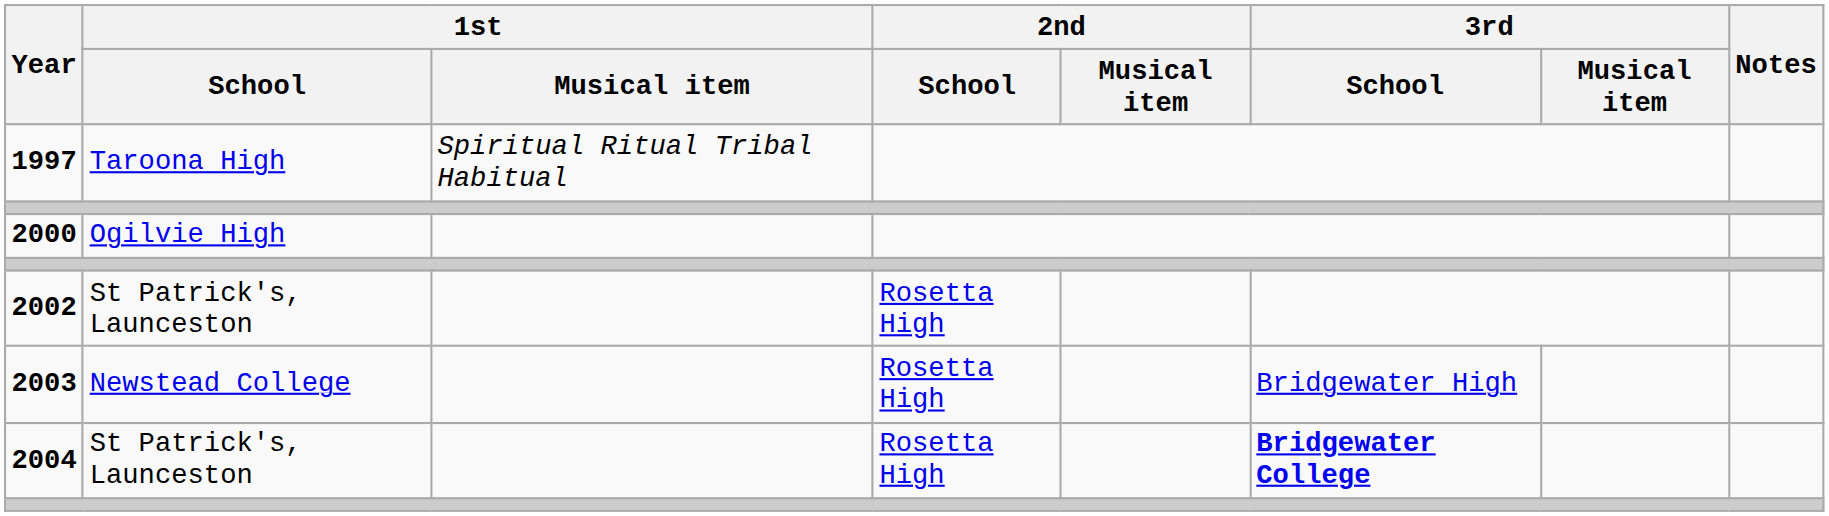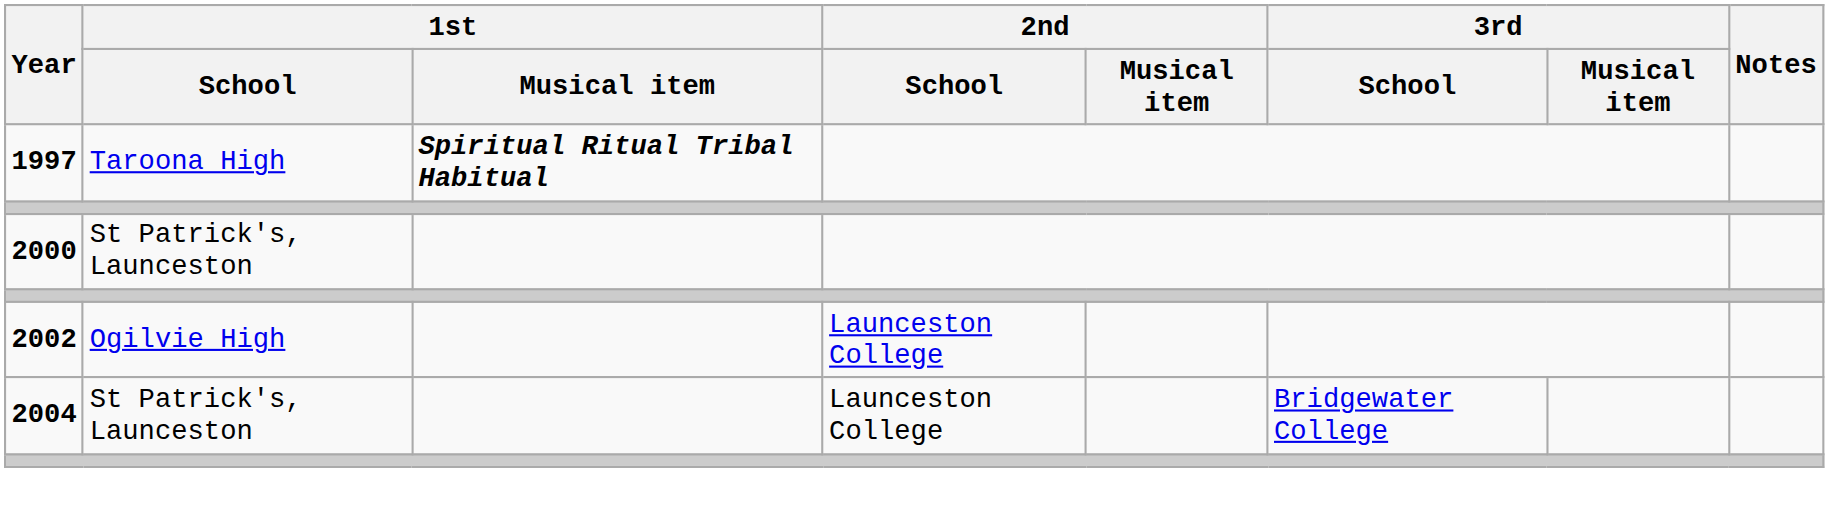(625, 163) normal -> (606, 163) bold
(188, 236) Ogilvie High -> (196, 251) St Patrick's, Launceston
(196, 309) St Patrick's, Launceston -> (188, 340) Ogilvie High
(937, 309) Rosetta High -> (911, 340) Launceston College
- row: (44, 384)
(937, 460) Rosetta High -> (911, 416) Launceston College
(1346, 460) bold -> (1364, 416) normal
